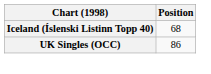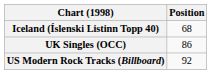+ row: (86, 61)
